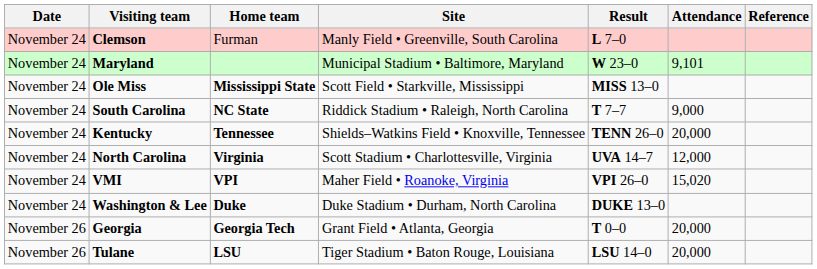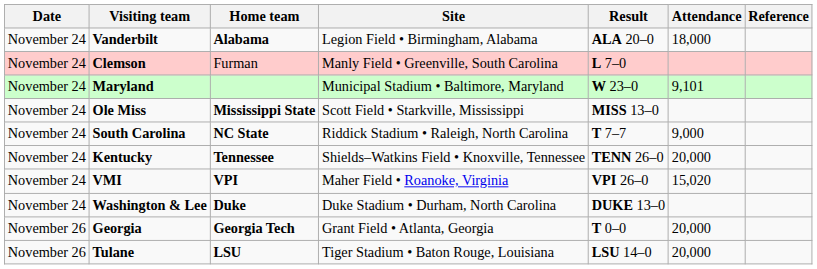+ row: (125, 40)
- row: (139, 157)
